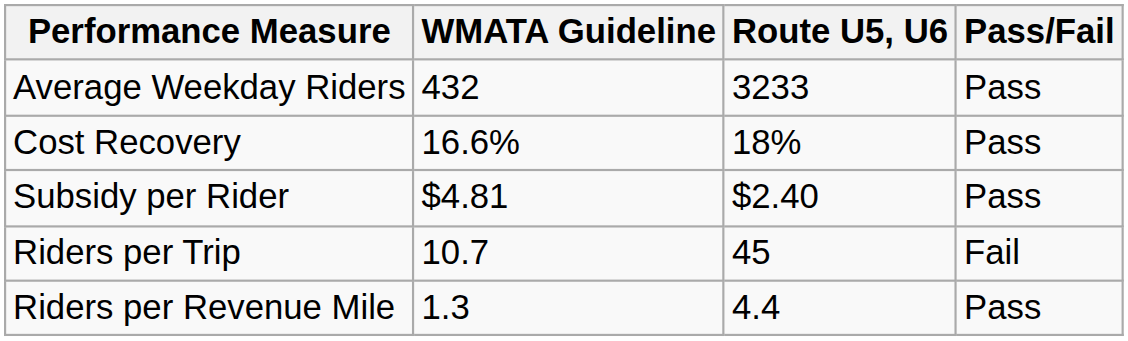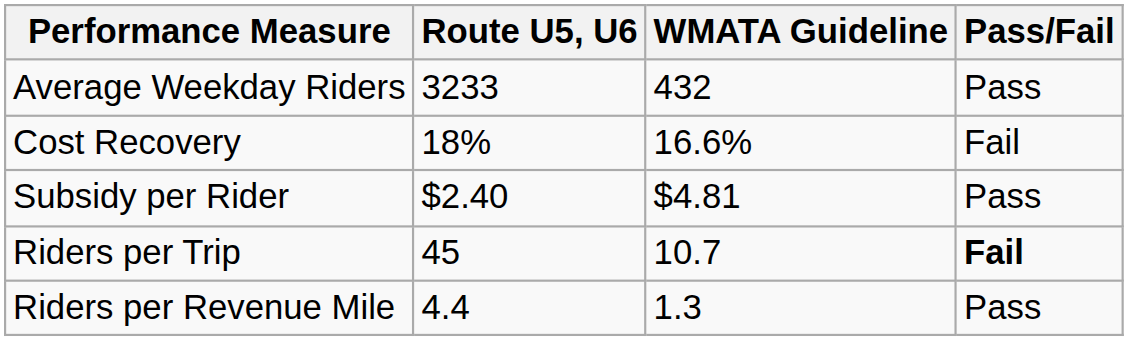columns swapped: (840, 32) <-> (569, 32)
(1003, 142) Pass -> (992, 142) Fail
(992, 252) normal -> (994, 252) bold
